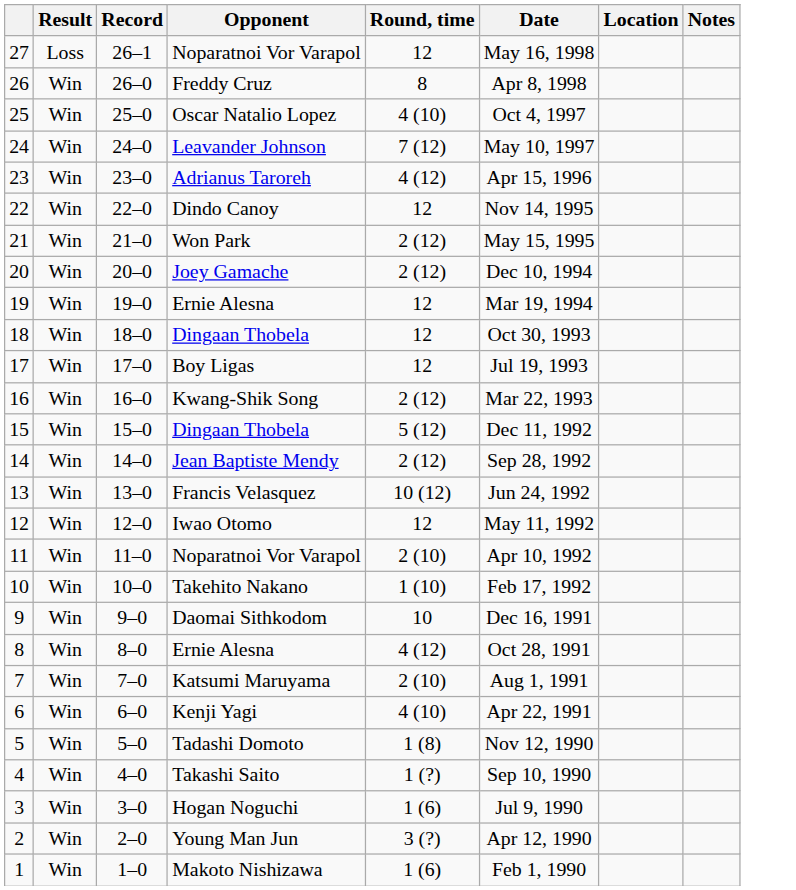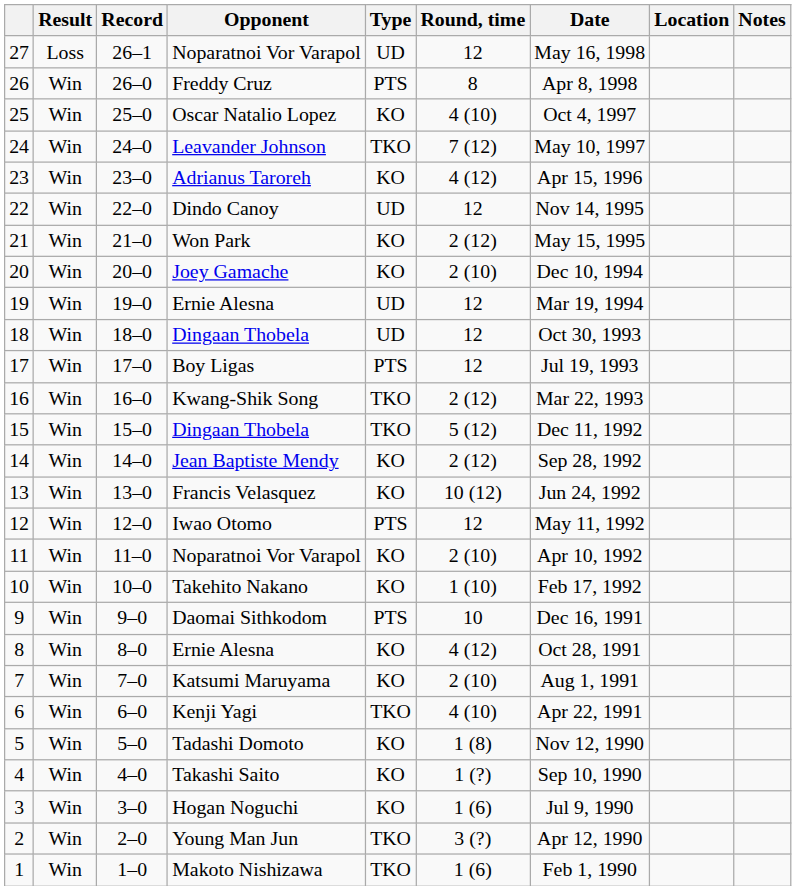+ column: (391, 20)
(422, 271) 2 (12) -> (473, 271) 2 (10)
